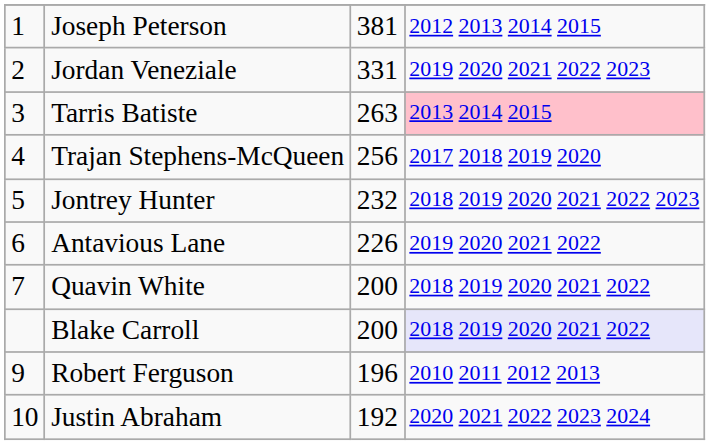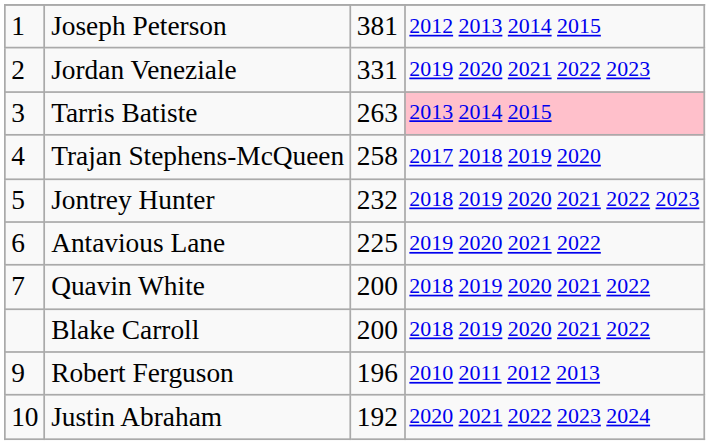(377, 156) 256 -> (377, 156) 258
(377, 243) 226 -> (377, 243) 225
(530, 329) lavender background -> (530, 329) no background
